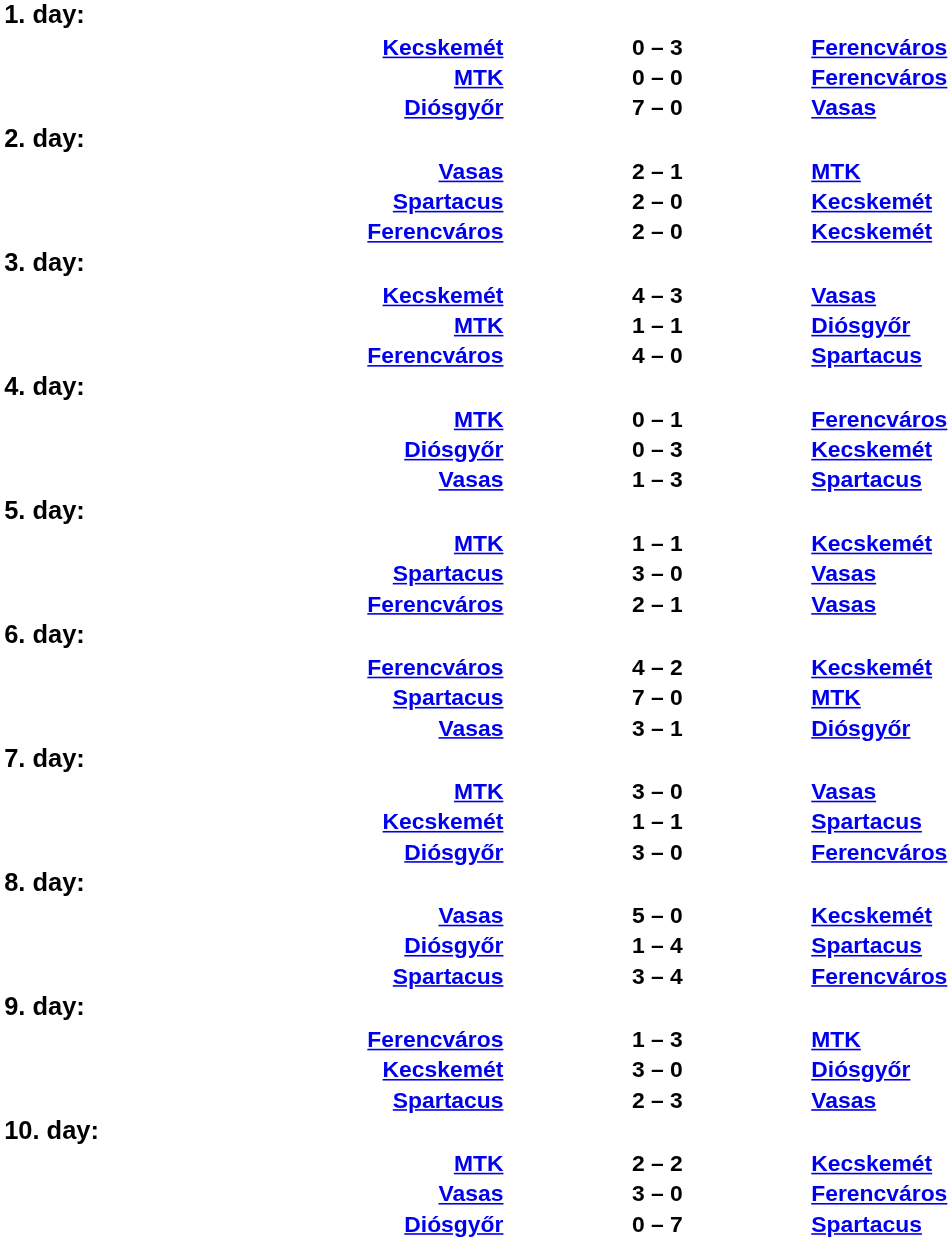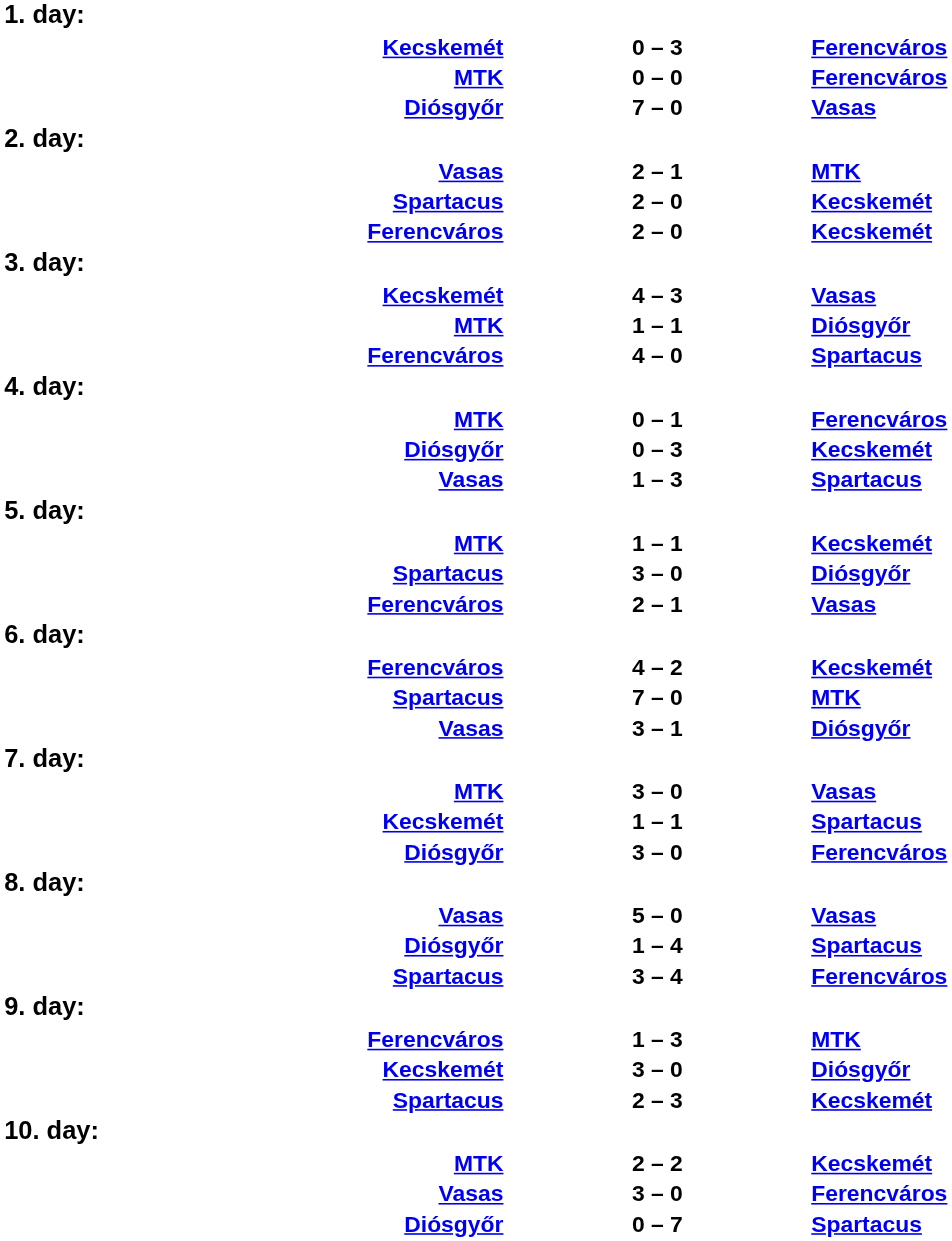(844, 573) Vasas -> (861, 573) Diósgyőr
(872, 915) Kecskemét -> (844, 915) Vasas
(844, 1100) Vasas -> (872, 1100) Kecskemét
